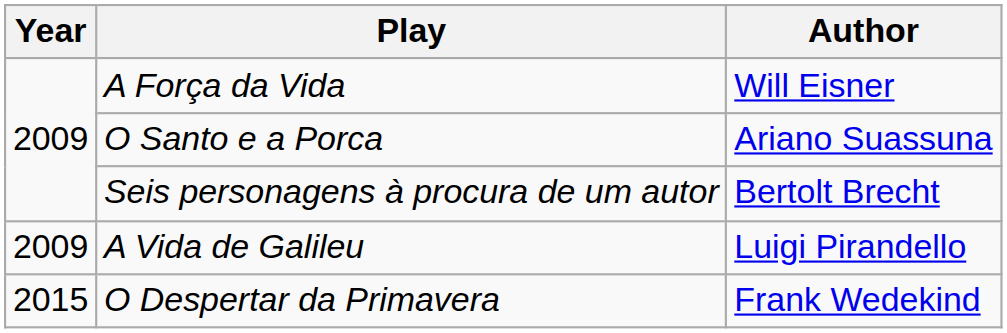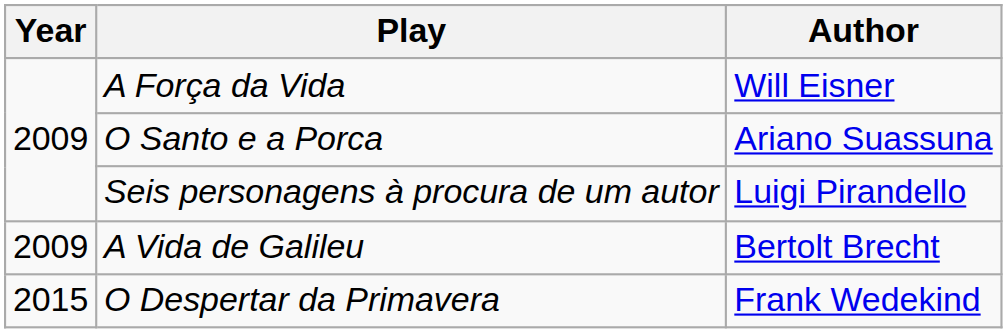(837, 192) Bertolt Brecht -> (850, 192) Luigi Pirandello
(850, 246) Luigi Pirandello -> (837, 246) Bertolt Brecht
